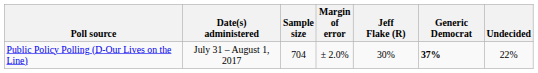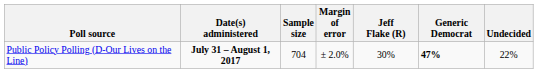(232, 55) normal -> (231, 55) bold
(431, 55) 37% -> (431, 55) 47%
